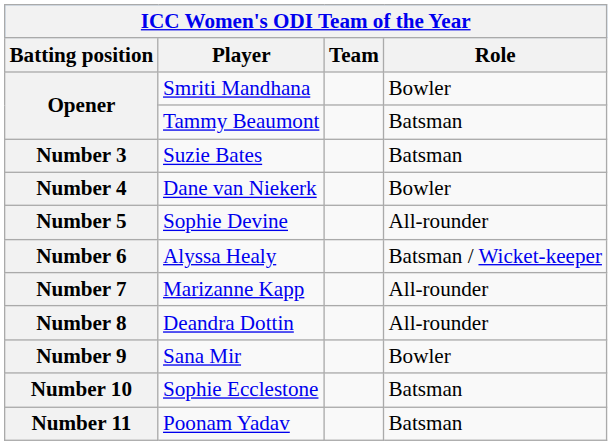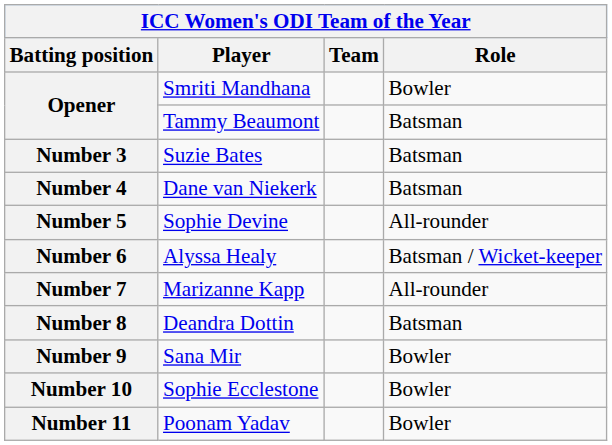(420, 188) Bowler -> (425, 188) Batsman
(438, 322) All-rounder -> (425, 322) Batsman
(425, 389) Batsman -> (420, 389) Bowler
(425, 423) Batsman -> (420, 423) Bowler
